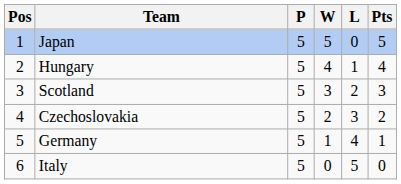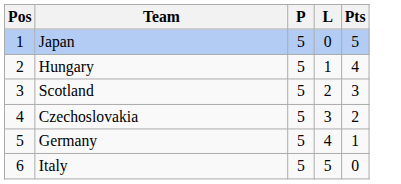- column: (328, 16)
